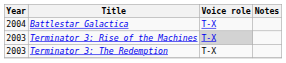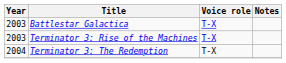(16, 24) 2004 -> (16, 24) 2003
(209, 38) lightgrey background -> (209, 38) no background
(16, 51) 2003 -> (16, 51) 2004
